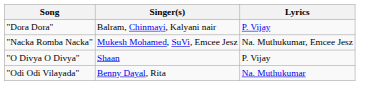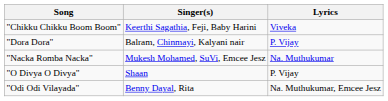+ row: (64, 27)
(297, 42) Na. Muthukumar, Emcee Jesz -> (302, 58) Na. Muthukumar
(274, 73) Na. Muthukumar -> (325, 88) Na. Muthukumar, Emcee Jesz
